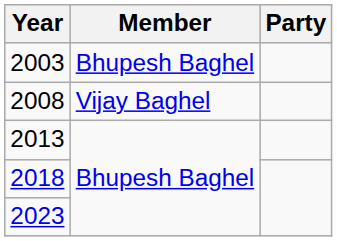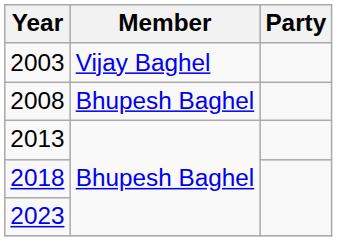(165, 62) Bhupesh Baghel -> (143, 62) Vijay Baghel
(143, 100) Vijay Baghel -> (165, 100) Bhupesh Baghel
